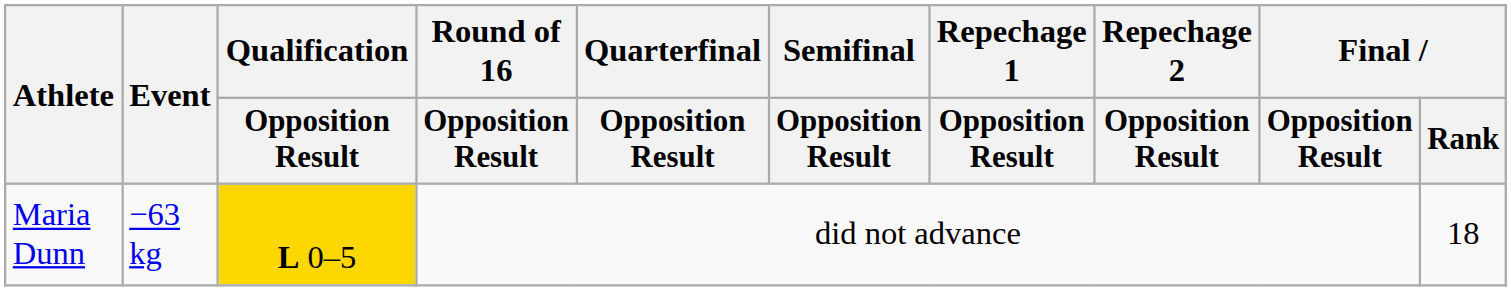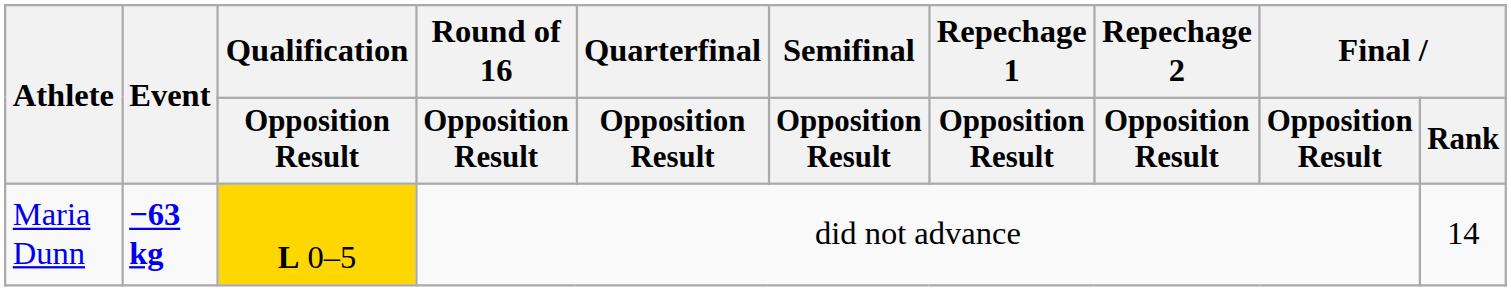(155, 234) normal -> (155, 234) bold
(1463, 234) 18 -> (1463, 234) 14
